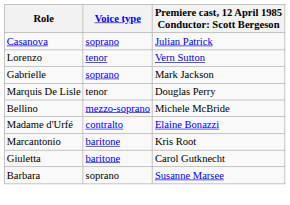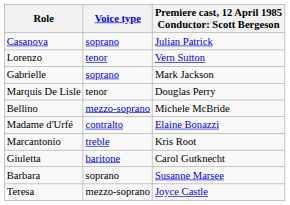(103, 141) baritone -> (98, 141) treble
+ row: (20, 192)
